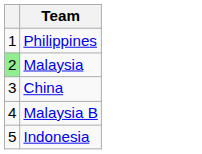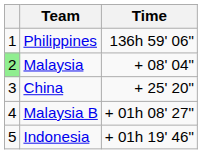+ column: (149, 16)
